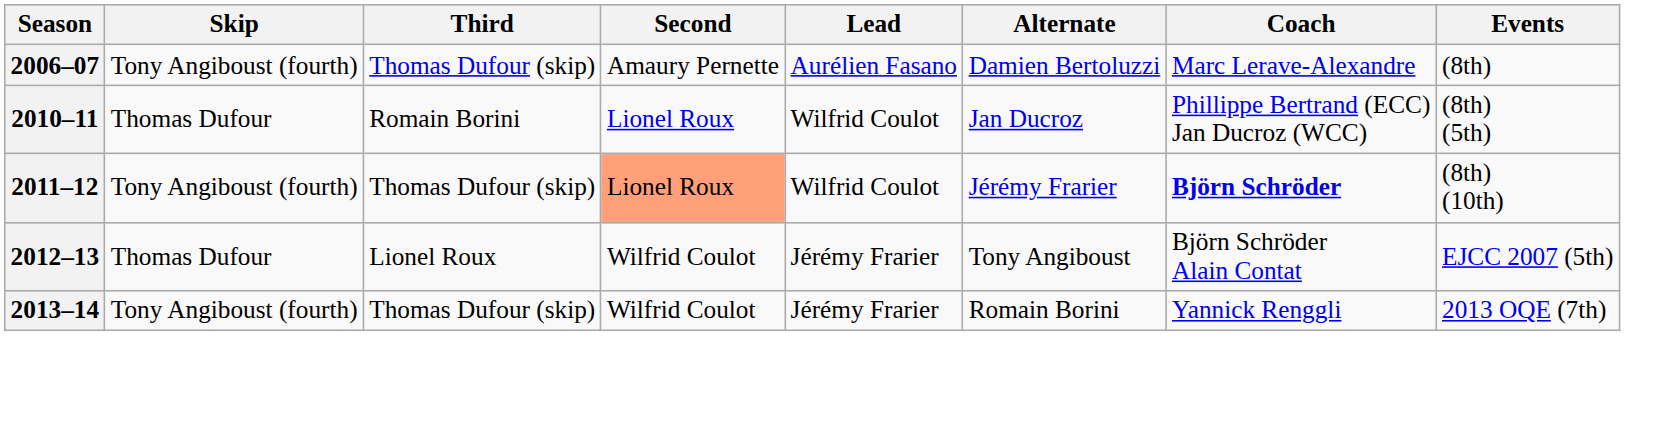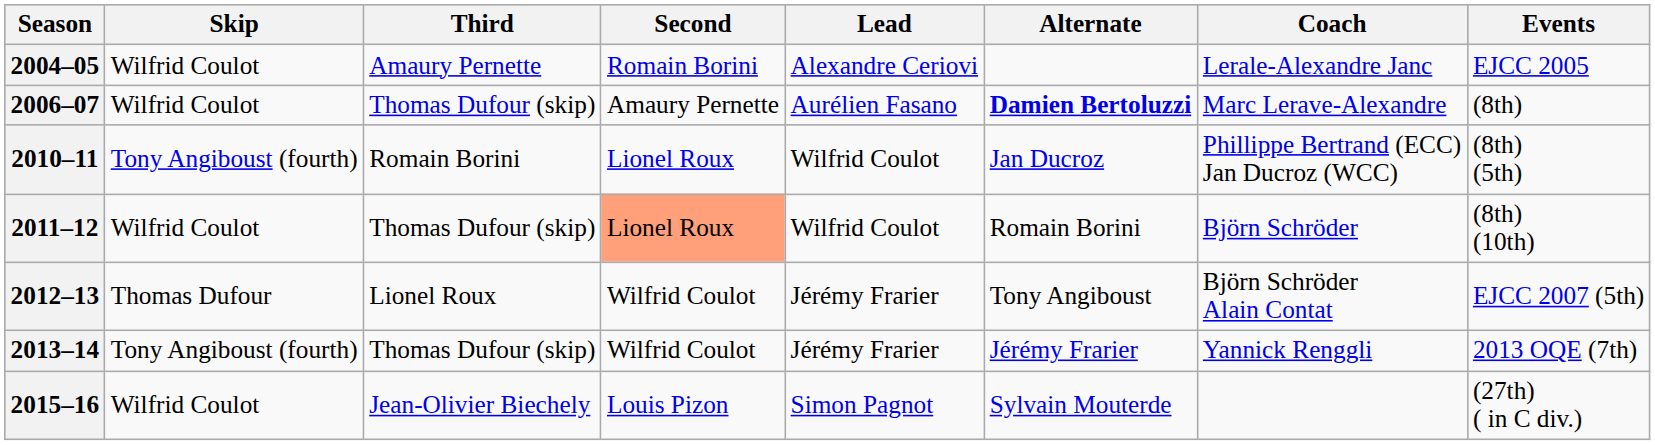+ row: (55, 64)
(234, 64) Tony Angiboust (fourth) -> (185, 104) Wilfrid Coulot
(1064, 64) normal -> (1090, 104) bold
(191, 118) Thomas Dufour -> (234, 159) Tony Angiboust (fourth)
(234, 187) Tony Angiboust (fourth) -> (185, 227) Wilfrid Coulot
(1043, 187) Jérémy Frarier -> (1065, 227) Romain Borini
(1257, 187) bold -> (1280, 227) normal
(1044, 310) Romain Borini -> (1064, 350) Jérémy Frarier
+ row: (55, 404)
